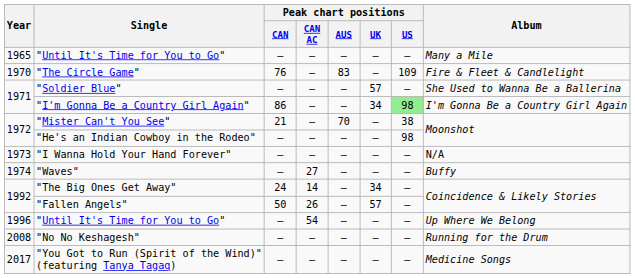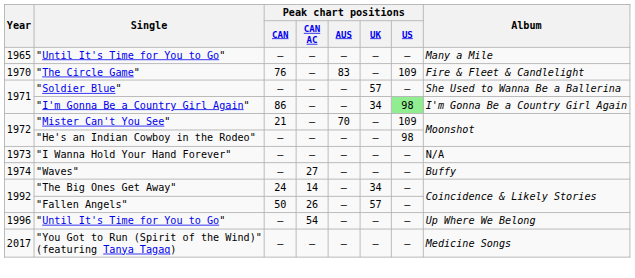(407, 122) 38 -> (407, 122) 109
- row: (19, 237)
